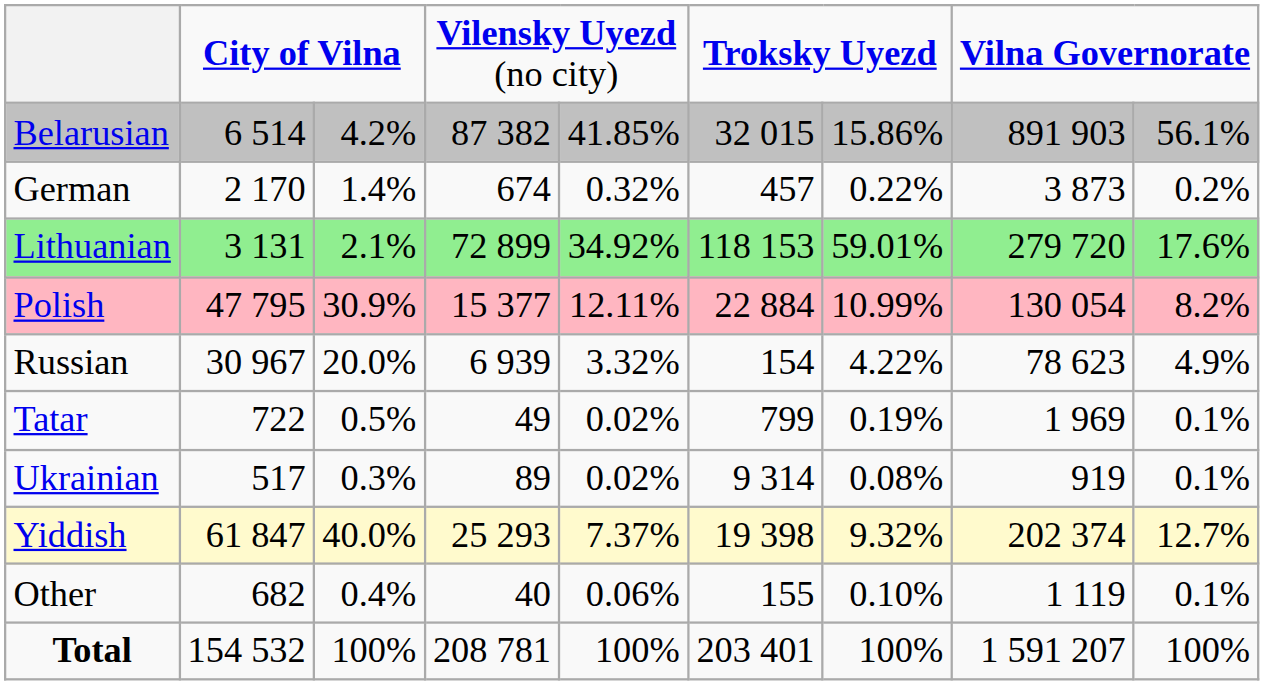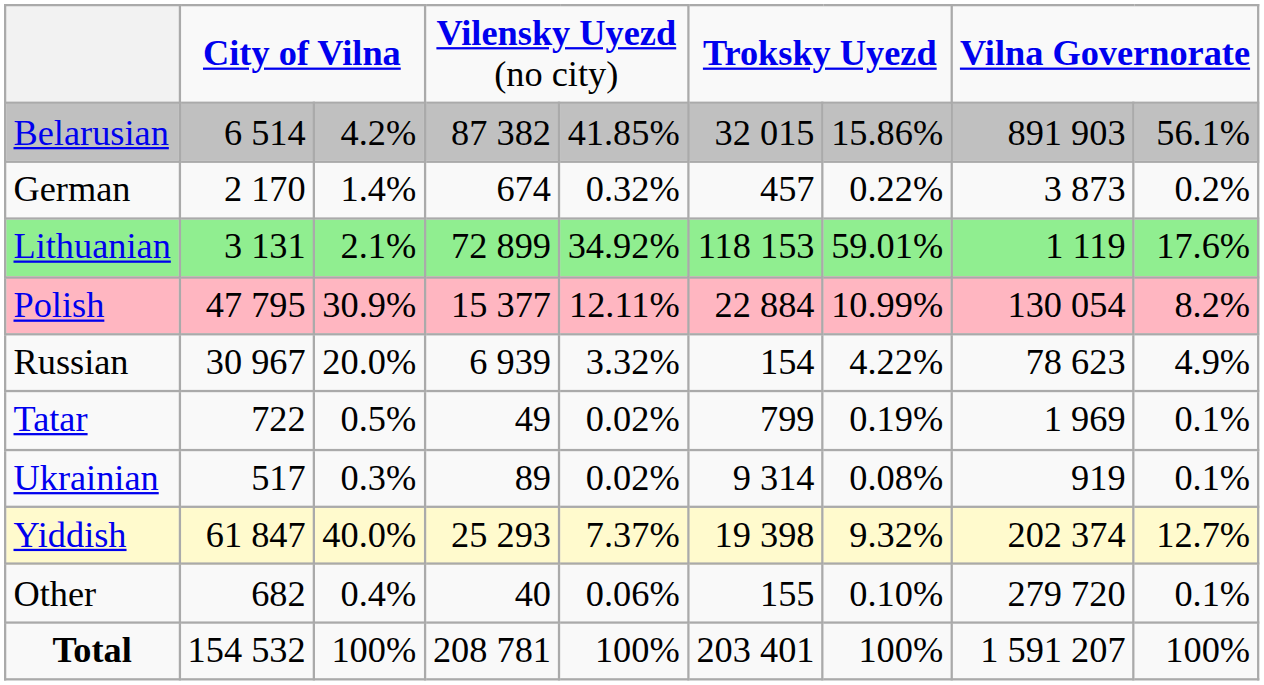(1067, 246) 279 720 -> (1085, 246) 1 119
(1085, 592) 1 119 -> (1067, 592) 279 720
